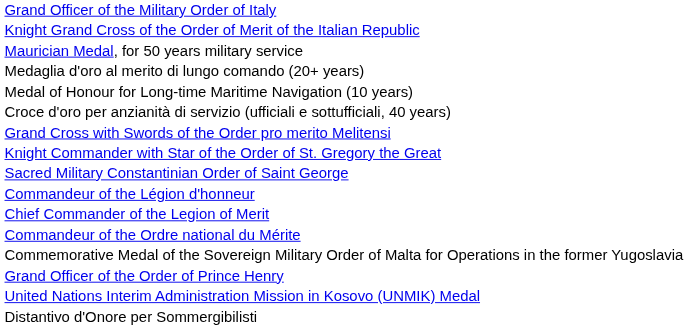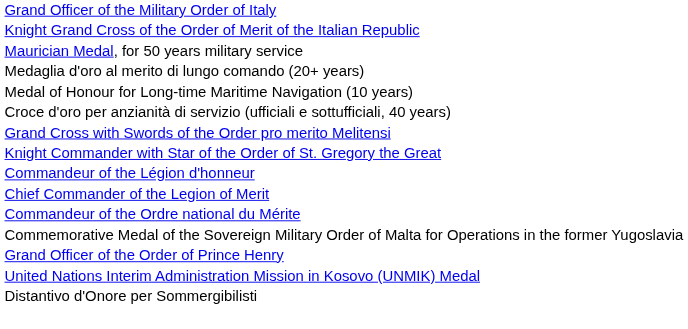- row: (177, 173)
